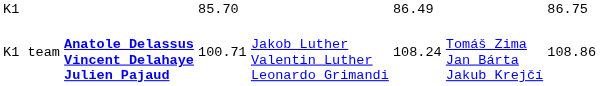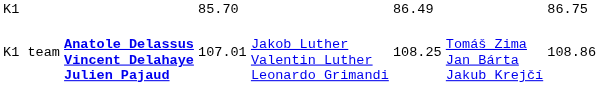(222, 52) 100.71 -> (222, 52) 107.01
(417, 52) 108.24 -> (417, 52) 108.25
